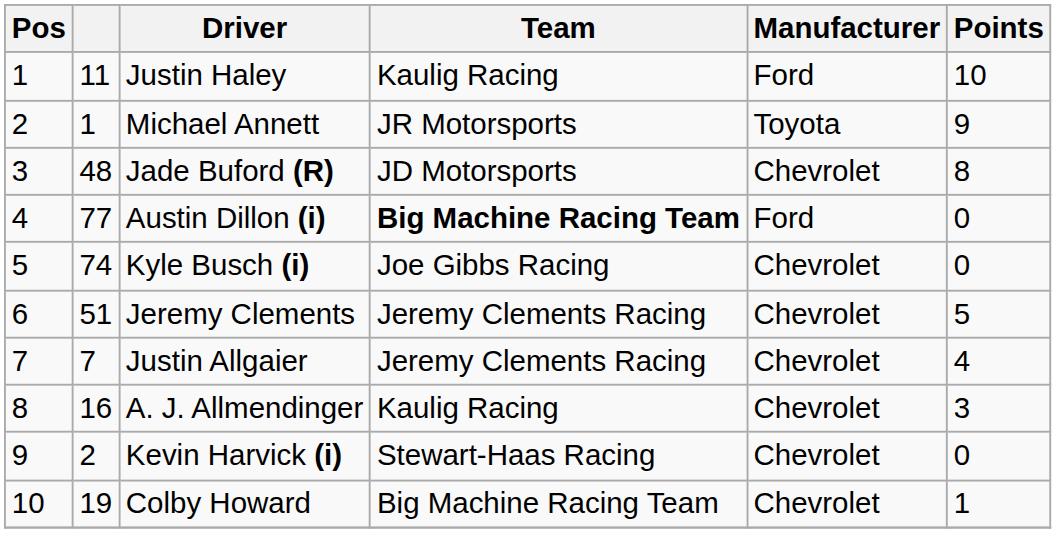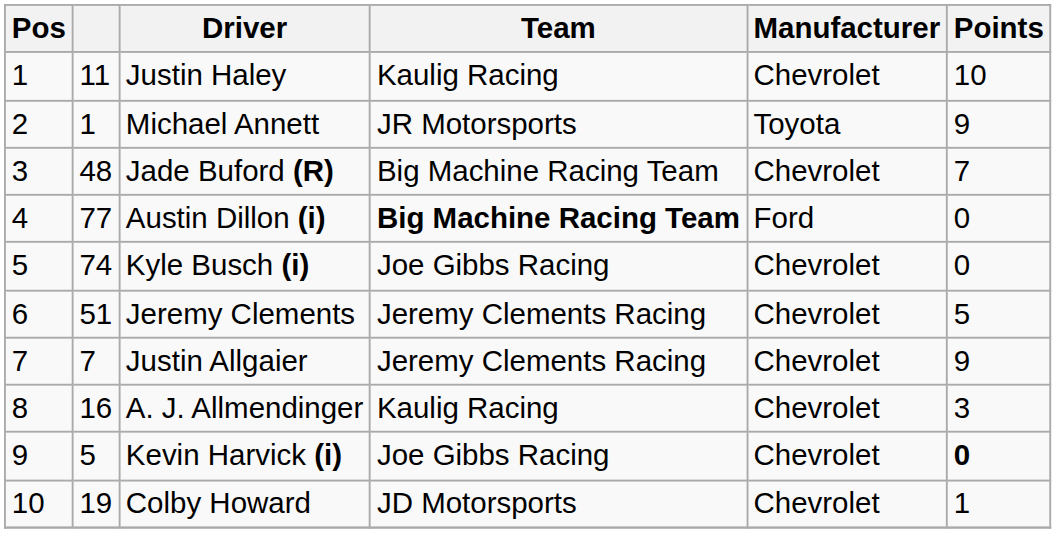(784, 75) Ford -> (817, 75) Chevrolet
(477, 170) JD Motorsports -> (548, 170) Big Machine Racing Team
(962, 170) 8 -> (962, 170) 7
(962, 360) 4 -> (962, 360) 9
(88, 455) 2 -> (88, 455) 5
(516, 455) Stewart-Haas Racing -> (493, 455) Joe Gibbs Racing
(962, 455) normal -> (962, 455) bold
(548, 502) Big Machine Racing Team -> (477, 502) JD Motorsports
